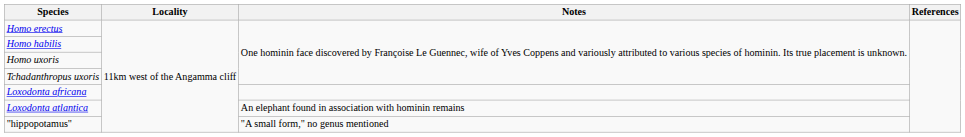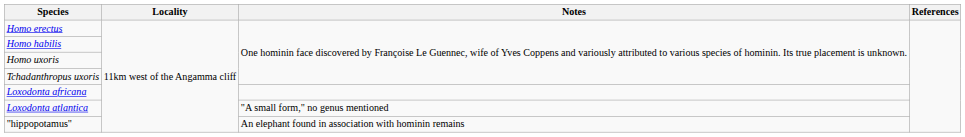(353, 108) An elephant found in association with hominin remains -> (315, 108) "A small form," no genus mentioned
(315, 124) "A small form," no genus mentioned -> (353, 124) An elephant found in association with hominin remains
